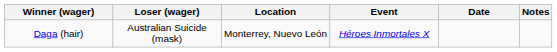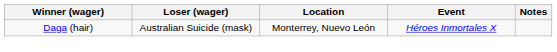- column: (479, 12)
